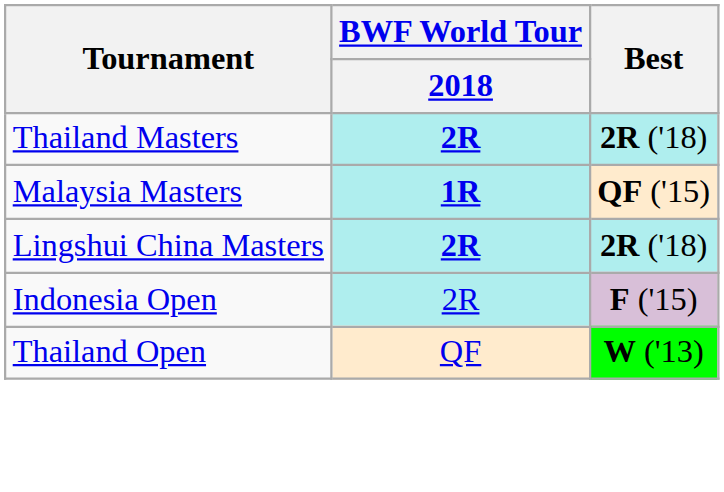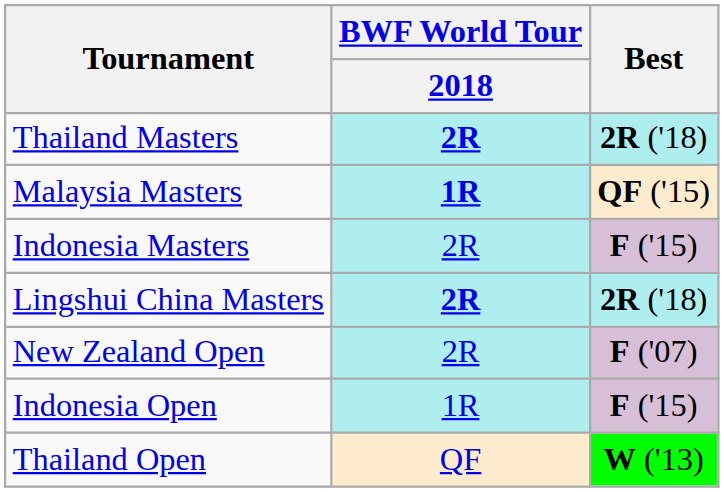+ row: (131, 245)
+ row: (139, 352)
(461, 298) 2R -> (461, 405) 1R
